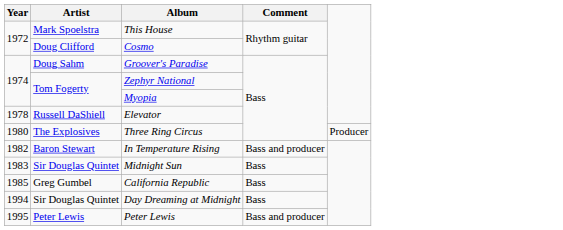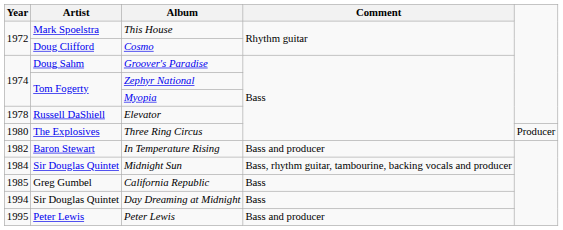(18, 166) 1983 -> (18, 166) 1984
(256, 166) Bass -> (379, 166) Bass, rhythm guitar, tambourine, backing vocals and producer
